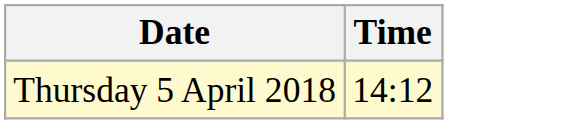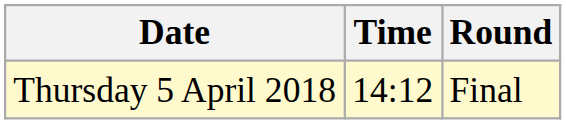+ column: (501, 32)
